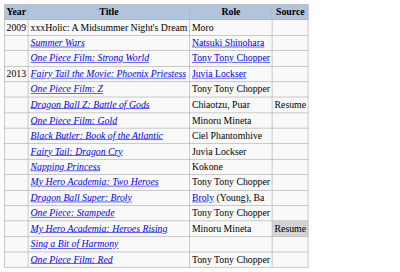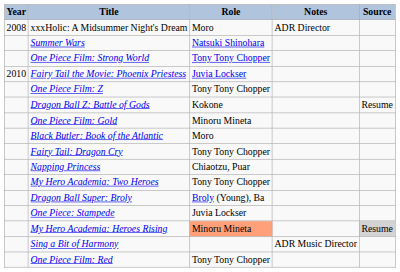+ column: (316, 12)
(16, 27) 2009 -> (16, 27) 2008
(16, 74) 2013 -> (16, 74) 2010
(221, 105) Chiaotzu, Puar -> (207, 105) Kokone
(227, 136) Ciel Phantomhive -> (203, 136) Moro
(219, 151) Juvia Lockser -> (231, 151) Tony Tony Chopper
(207, 167) Kokone -> (221, 167) Chiaotzu, Puar
(231, 213) Tony Tony Chopper -> (219, 213) Juvia Lockser
(222, 228) no background -> (222, 228) lightsalmon background
